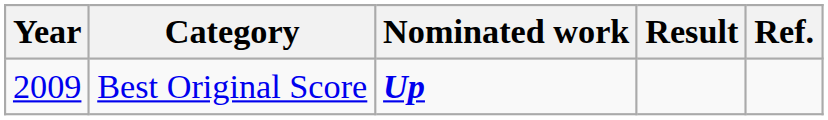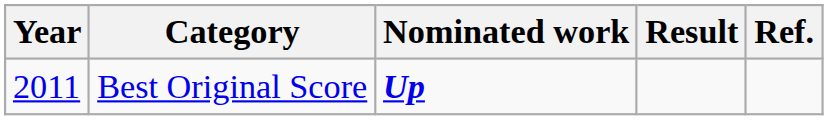(47, 85) 2009 -> (47, 85) 2011
